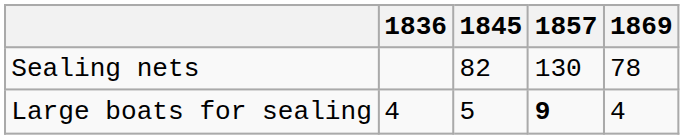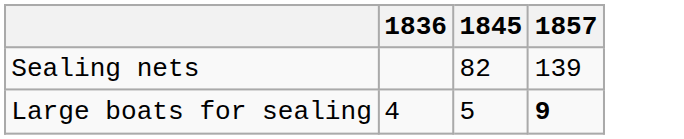- column: (641, 26)
(558, 69) 130 -> (558, 69) 139
